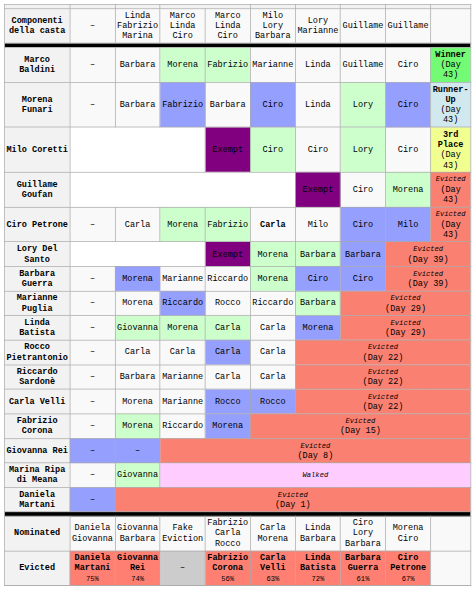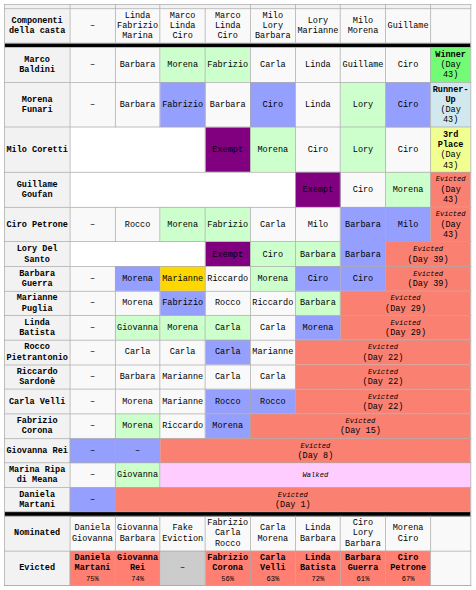(363, 26) Guillame -> (363, 26) Milo Morena
(273, 64) Marianne -> (273, 64) Carla
(273, 149) Ciro -> (273, 149) Morena
(138, 224) Carla -> (138, 224) Rocco
(273, 224) bold -> (273, 224) normal
(363, 224) Ciro -> (363, 224) Barbara
(273, 254) Morena -> (273, 254) Ciro
(183, 278) no background -> (183, 278) gold background
(183, 303) Riccardo -> (183, 303) Fabrizio
(273, 352) Carla -> (273, 352) Marianne
